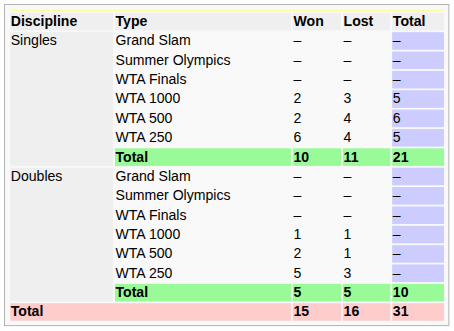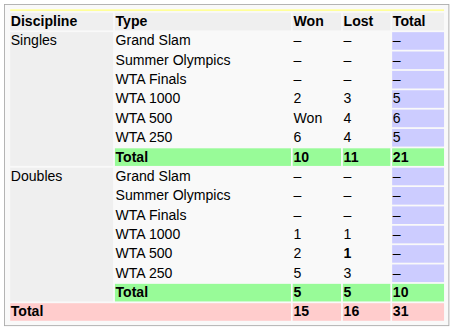(297, 118) 2 -> (308, 118) Won
(348, 254) normal -> (348, 254) bold
